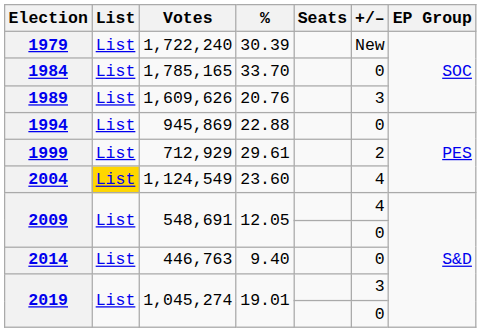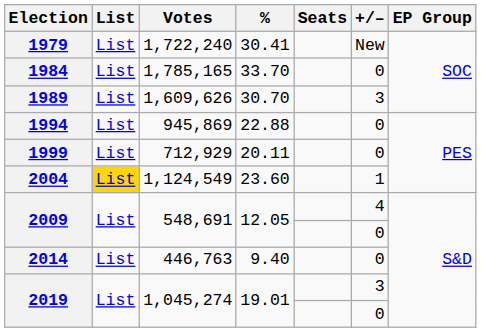(265, 45) 30.39 -> (265, 45) 30.41
(265, 99) 20.76 -> (265, 99) 30.70
(265, 153) 29.61 -> (265, 153) 20.11
(380, 153) 2 -> (380, 153) 0
(380, 180) 4 -> (380, 180) 1
